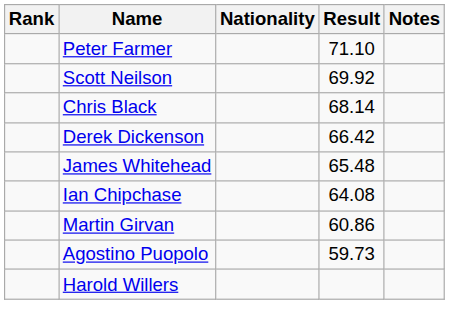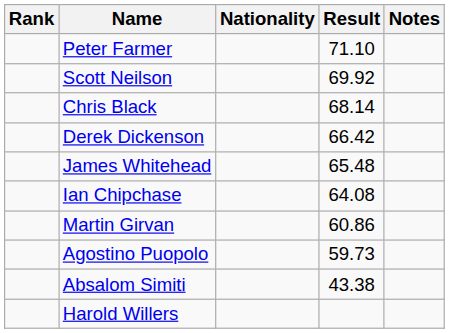+ row: (124, 284)
